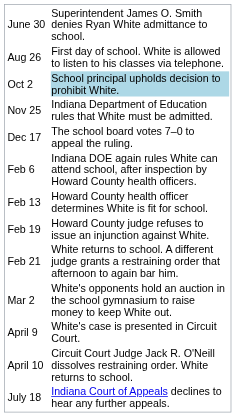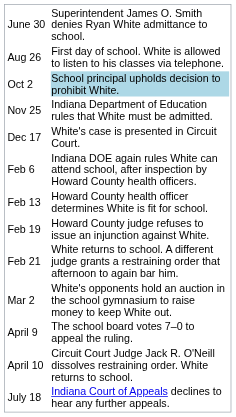(123, 137) The school board votes 7–0 to appeal the ruling. -> (134, 137) White's case is presented in Circuit Court.
(134, 333) White's case is presented in Circuit Court. -> (123, 333) The school board votes 7–0 to appeal the ruling.
